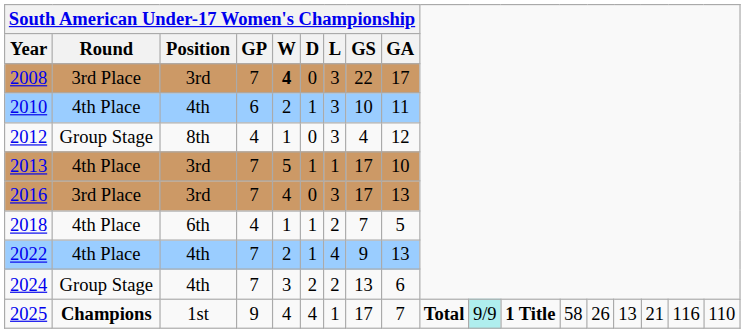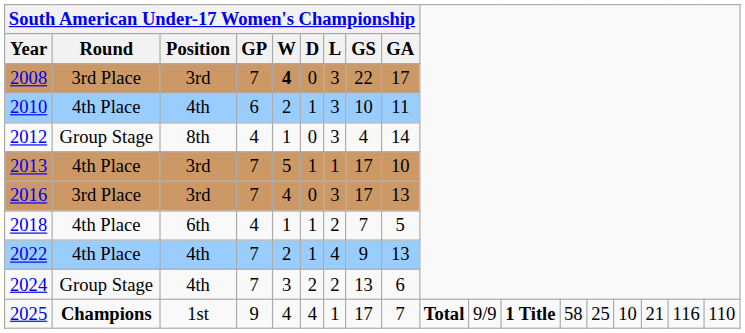(400, 136) 12 -> (400, 136) 14
(485, 313) paleturquoise background -> (485, 313) no background
(600, 313) 26 -> (600, 313) 25
(628, 313) 13 -> (628, 313) 10
